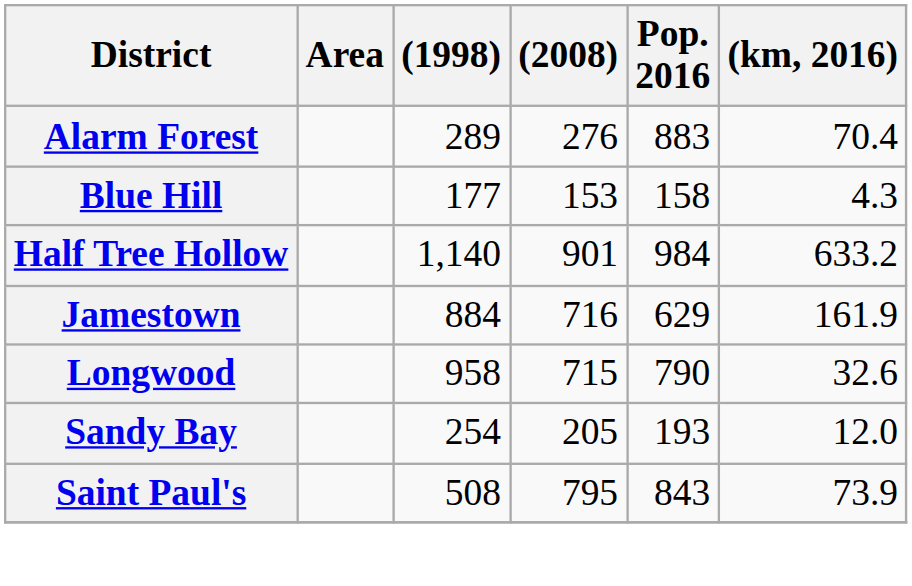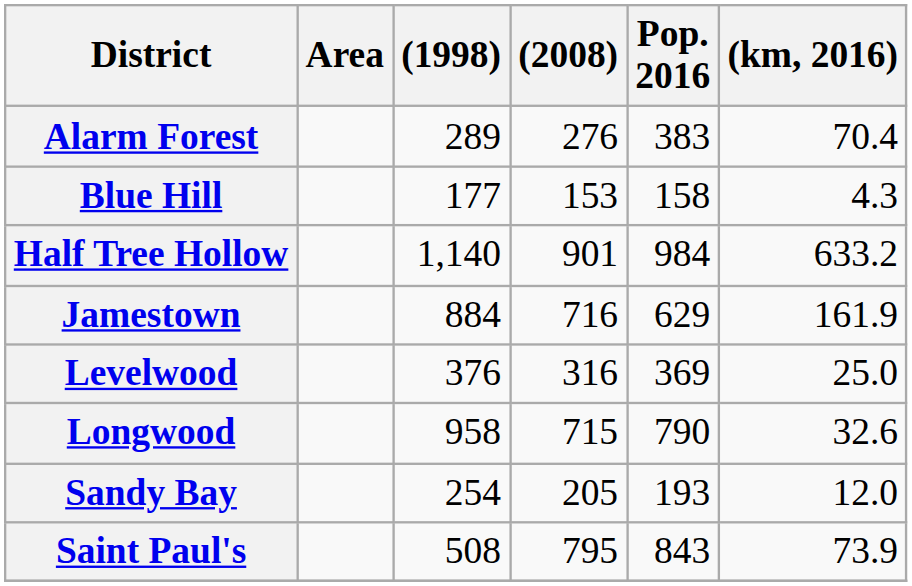(682, 135) 883 -> (682, 135) 383
+ row: (151, 373)
